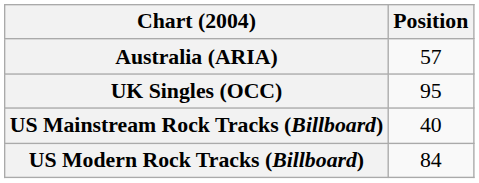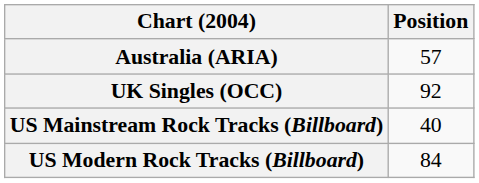(431, 90) 95 -> (431, 90) 92
